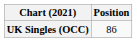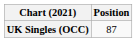(111, 29) 86 -> (111, 29) 87
